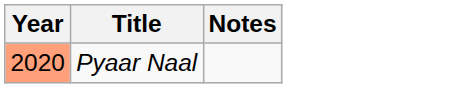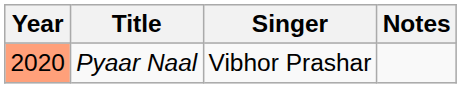+ column: (290, 23)
